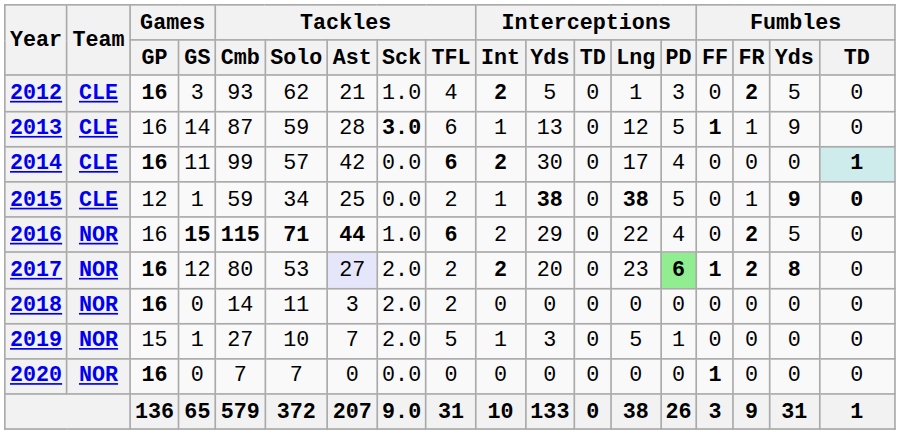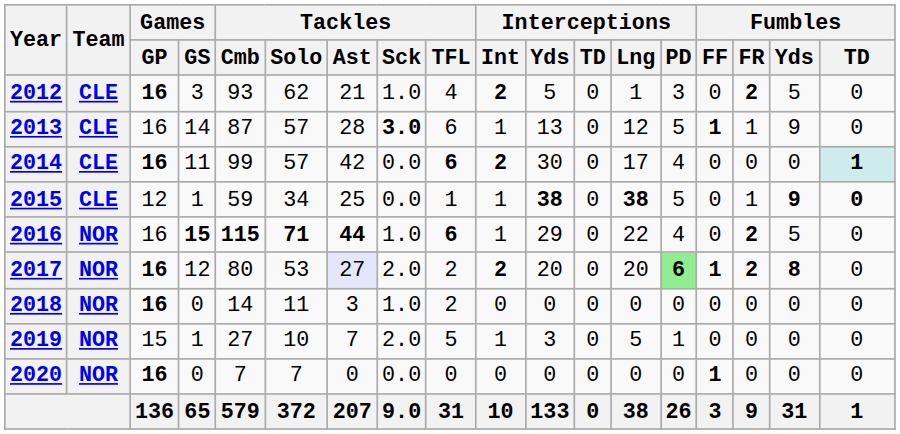(296, 129) 59 -> (296, 129) 57
(451, 199) 2 -> (451, 199) 1
(500, 235) 2 -> (500, 235) 1
(636, 270) 23 -> (636, 270) 20
(402, 306) 2.0 -> (402, 306) 1.0
